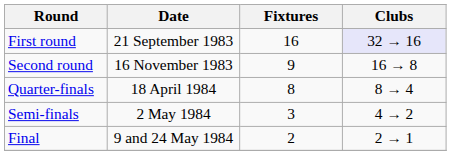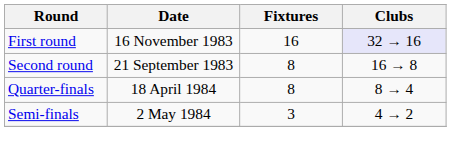(173, 41) 21 September 1983 -> (173, 41) 16 November 1983
(173, 65) 16 November 1983 -> (173, 65) 21 September 1983
(291, 65) 9 -> (291, 65) 8
- row: (24, 138)
